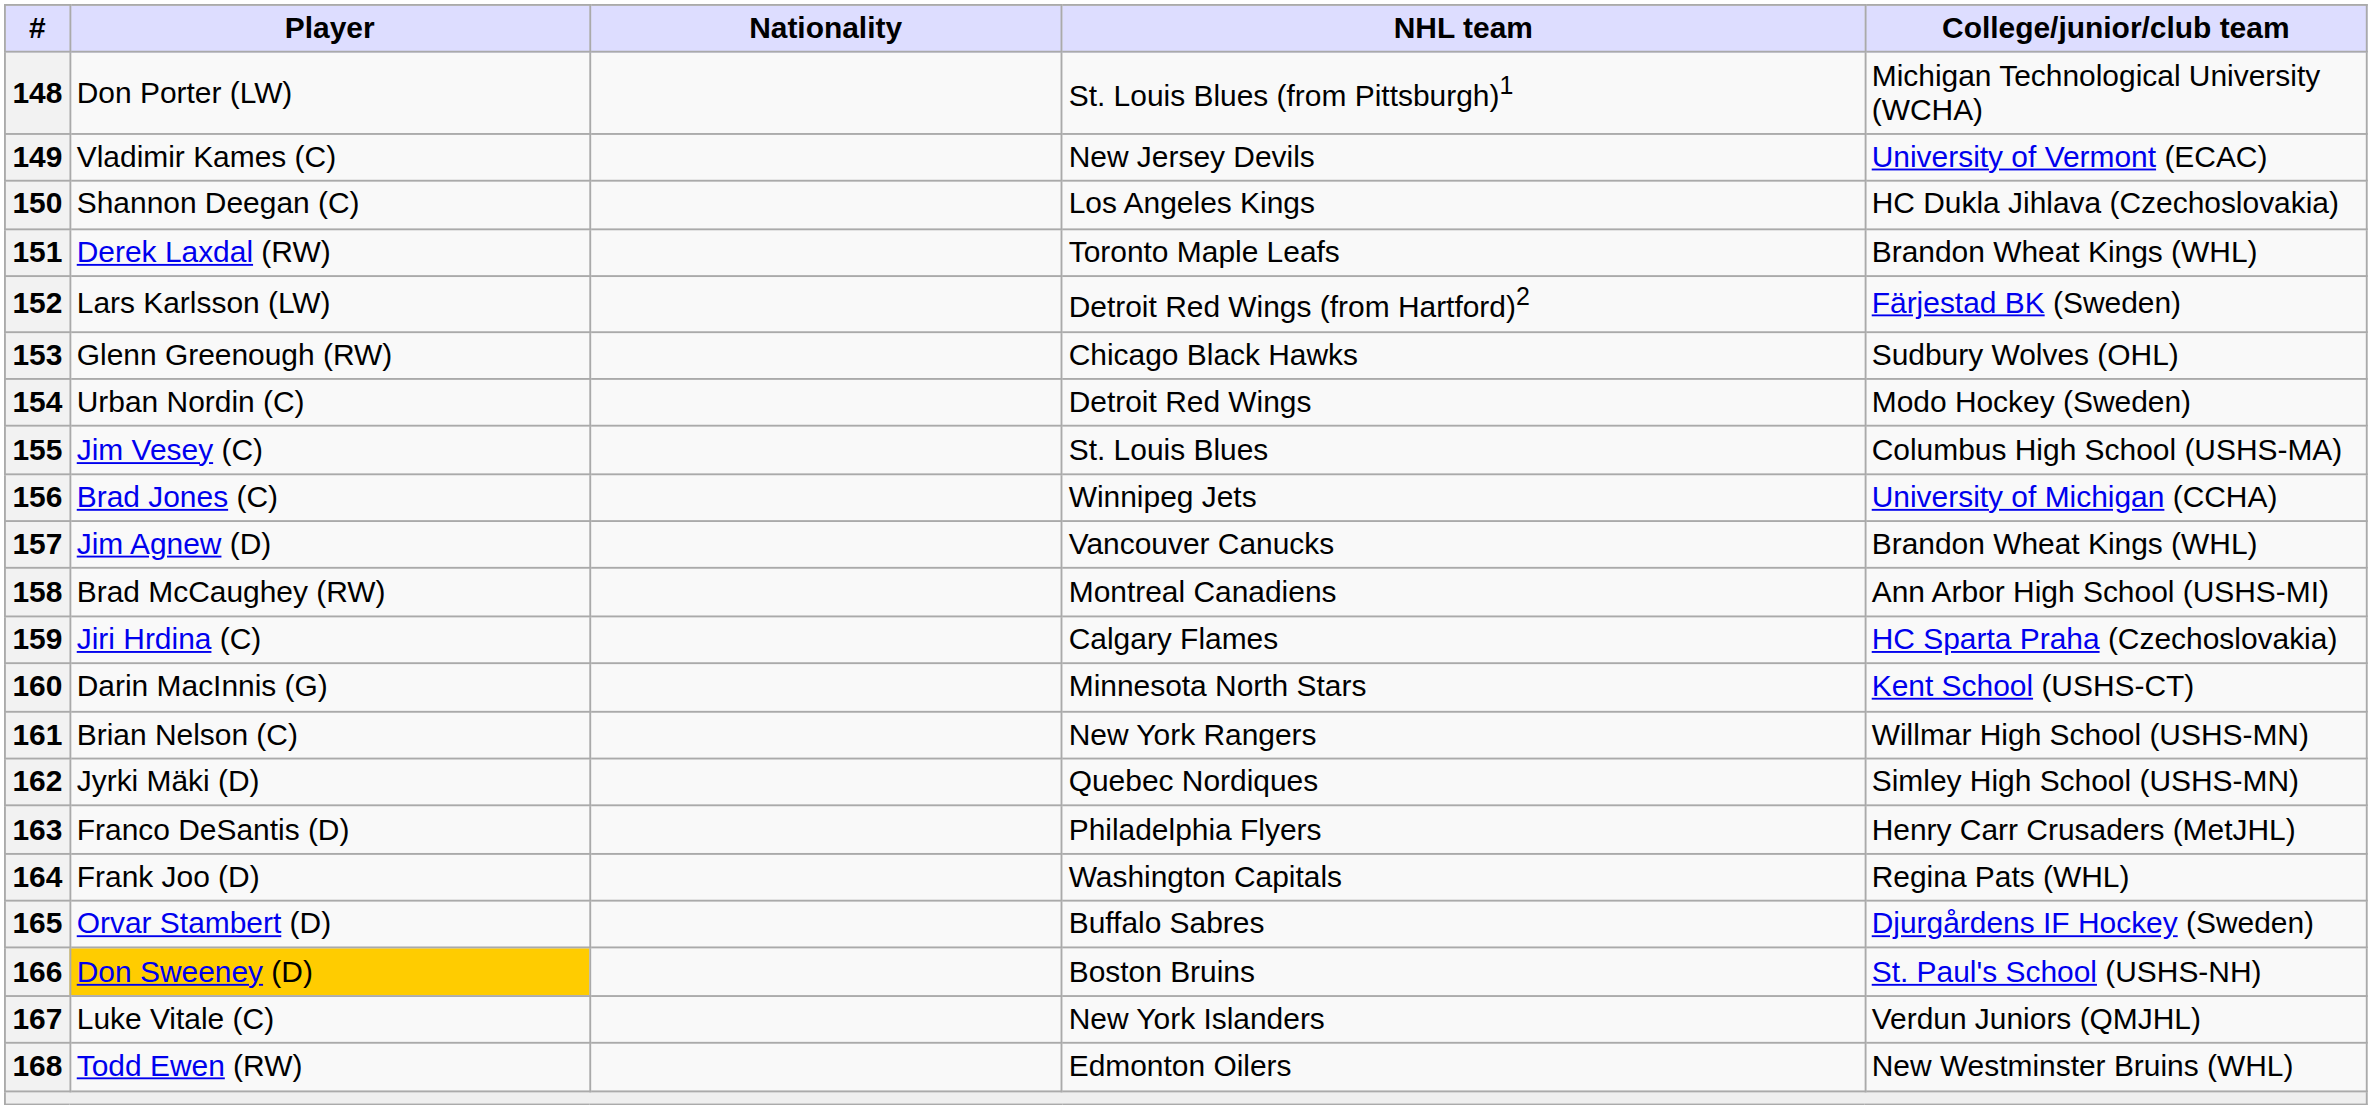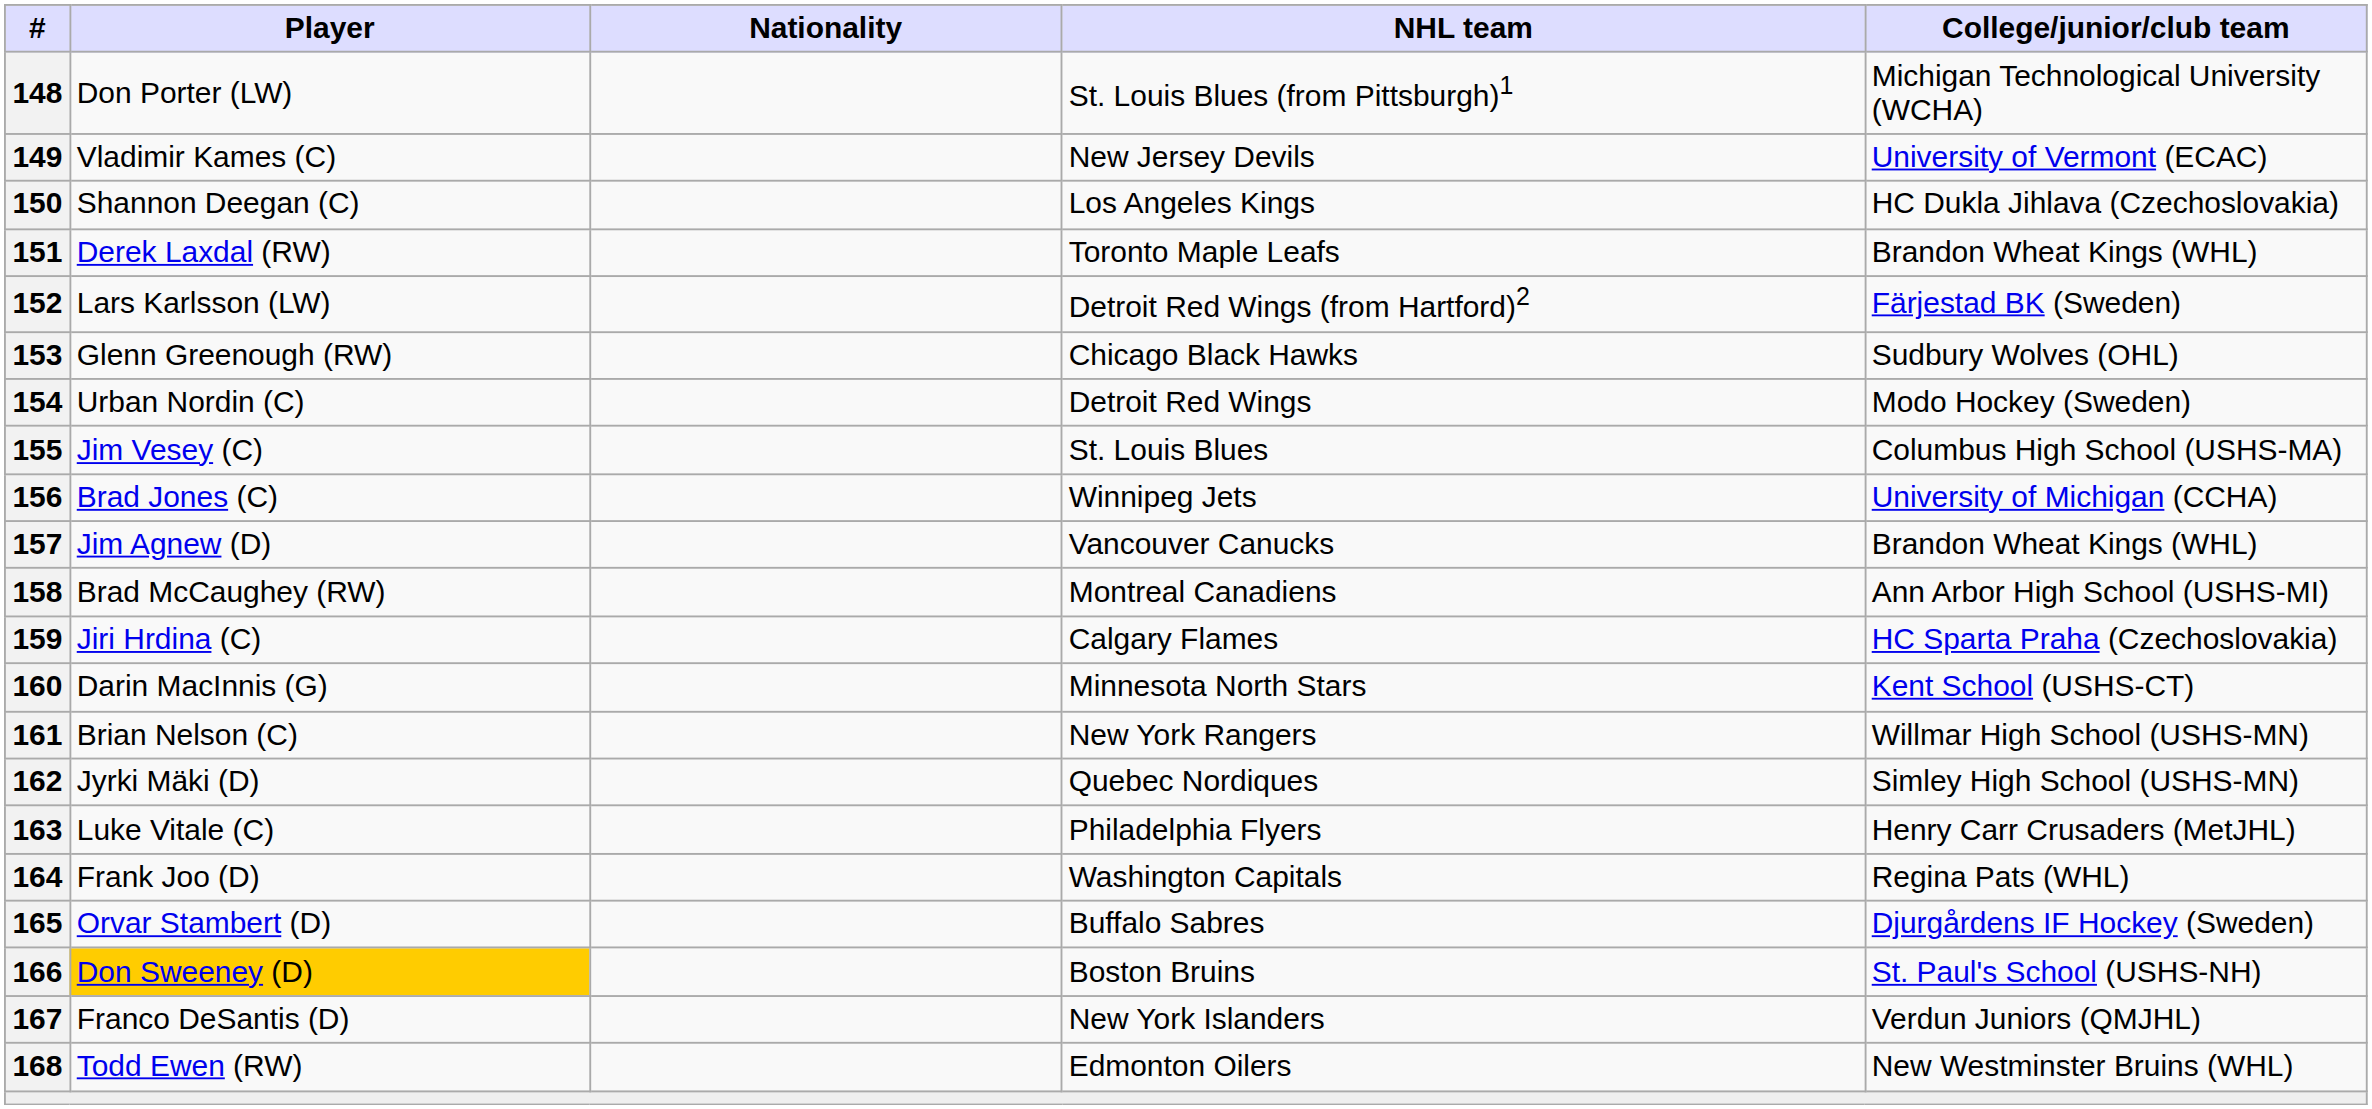(213, 829) Franco DeSantis (D) -> (175, 829) Luke Vitale (C)
(175, 1019) Luke Vitale (C) -> (213, 1019) Franco DeSantis (D)
